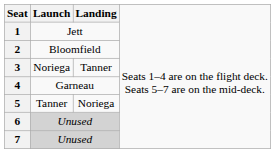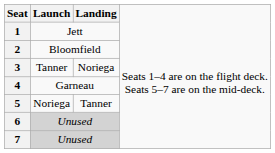(52, 67) Noriega -> (52, 67) Tanner
(96, 67) Tanner -> (96, 67) Noriega
(52, 103) Tanner -> (52, 103) Noriega
(96, 103) Noriega -> (96, 103) Tanner
